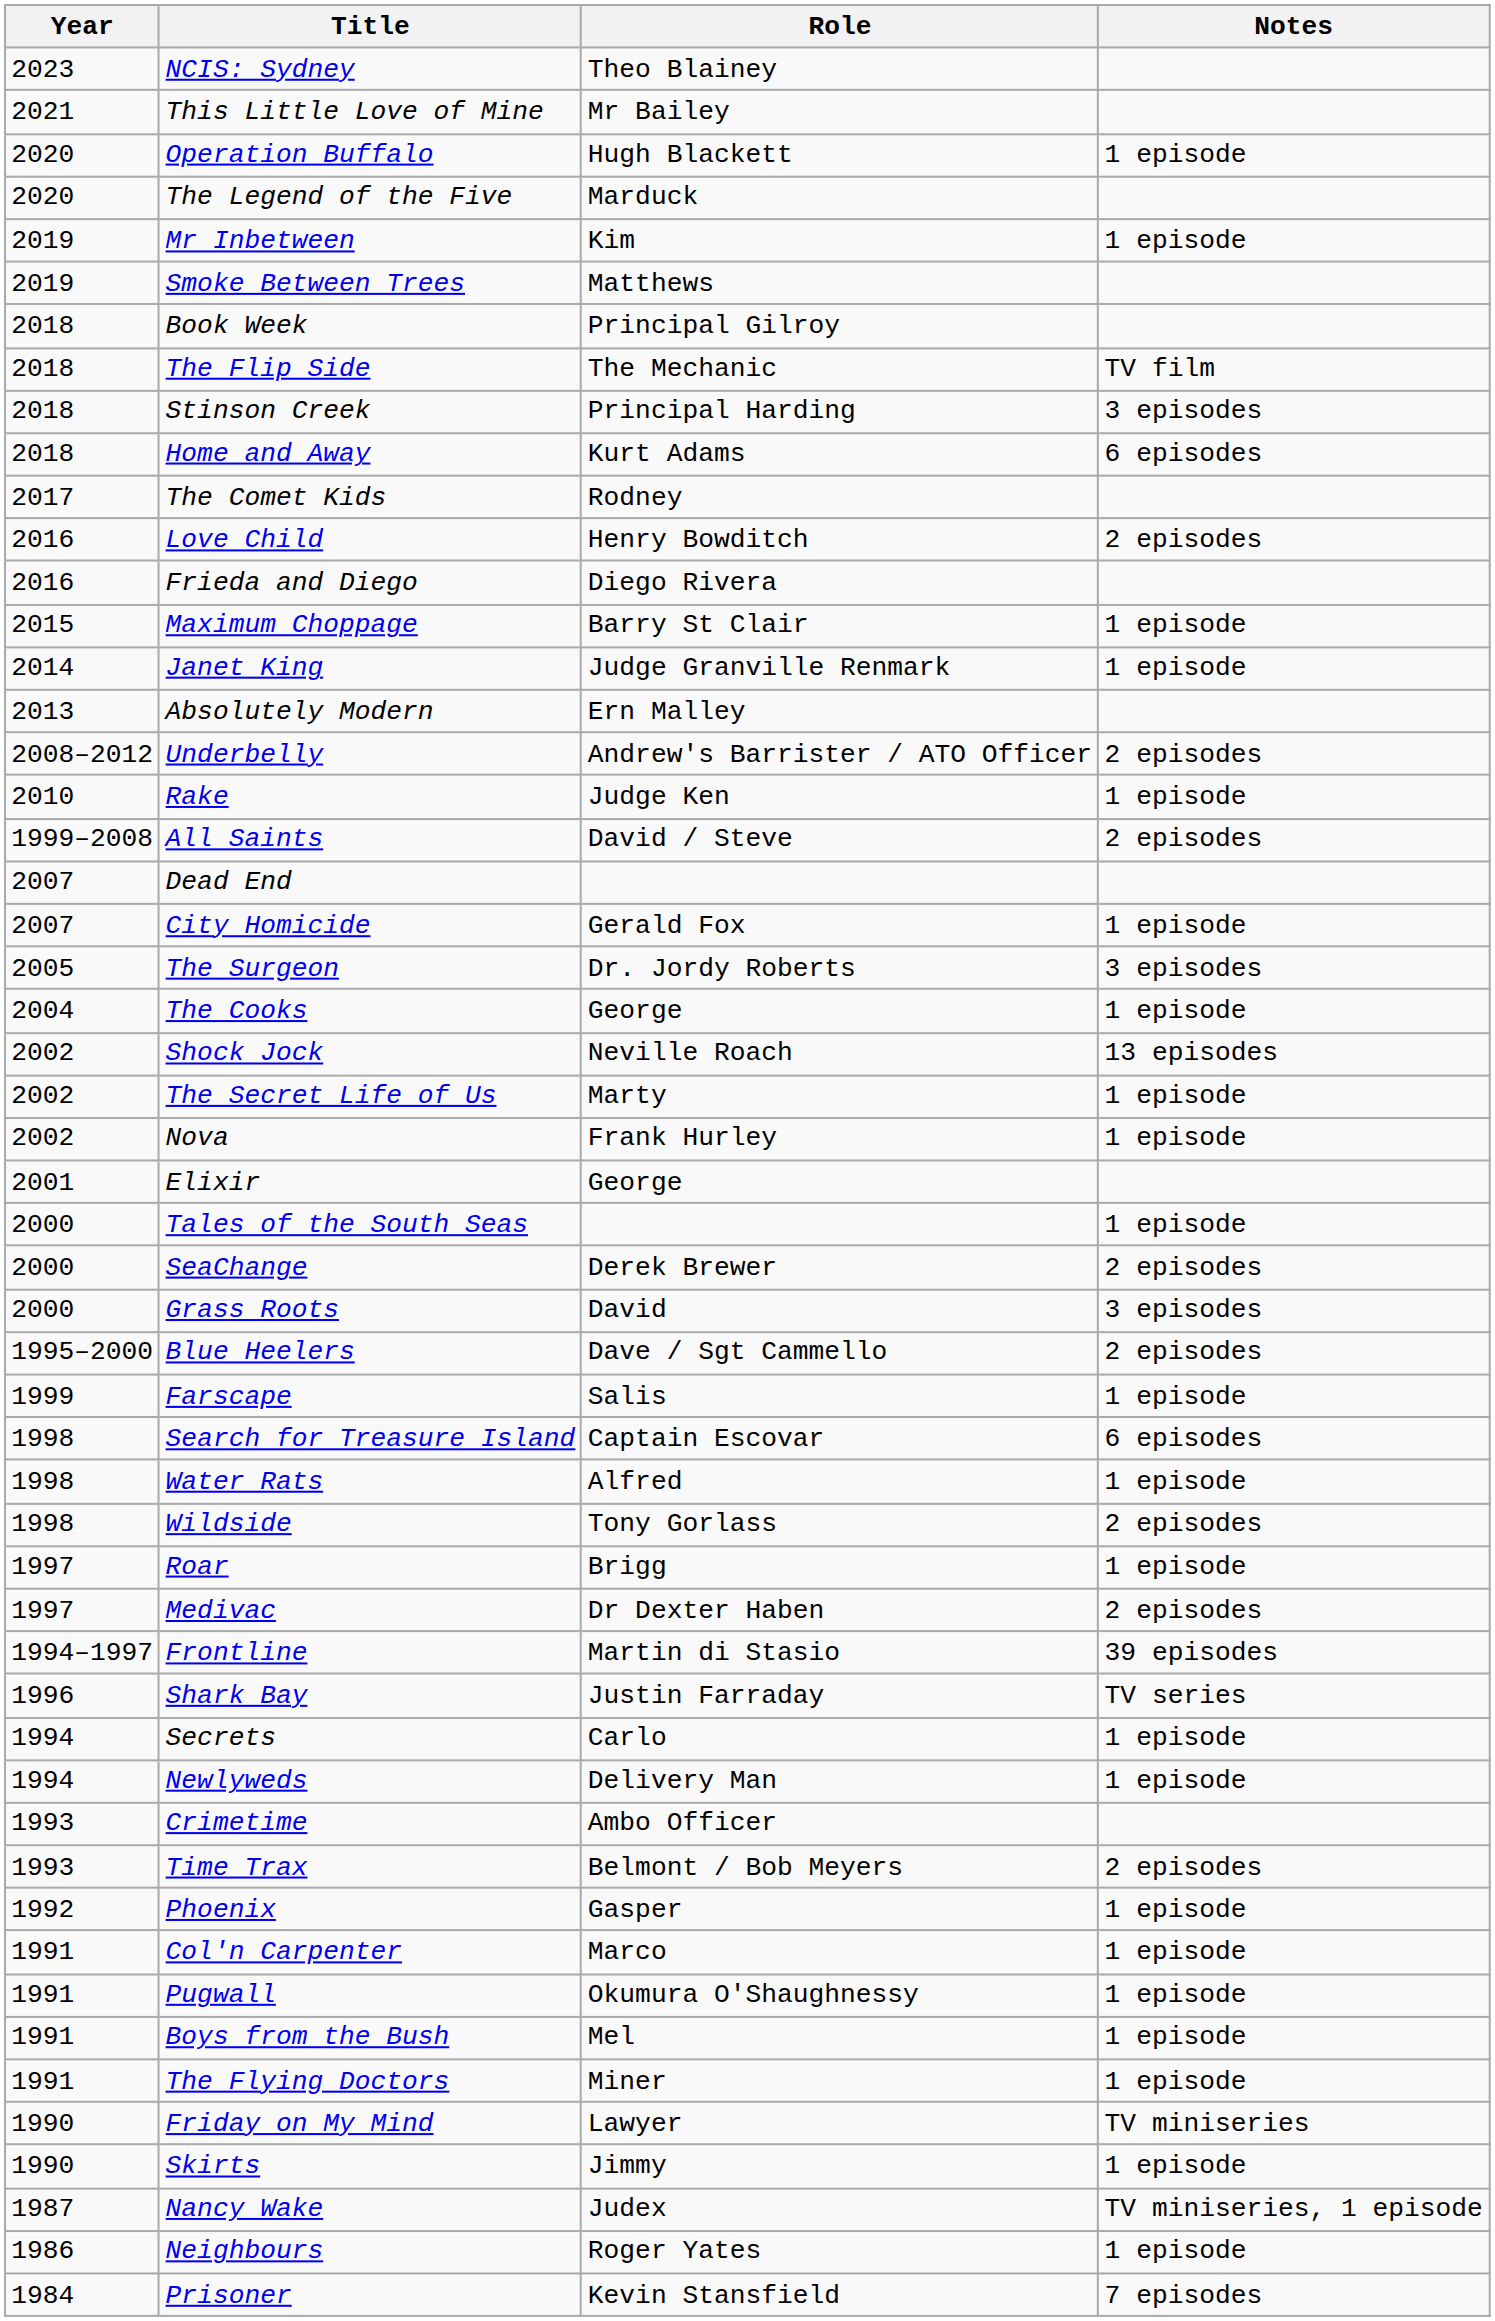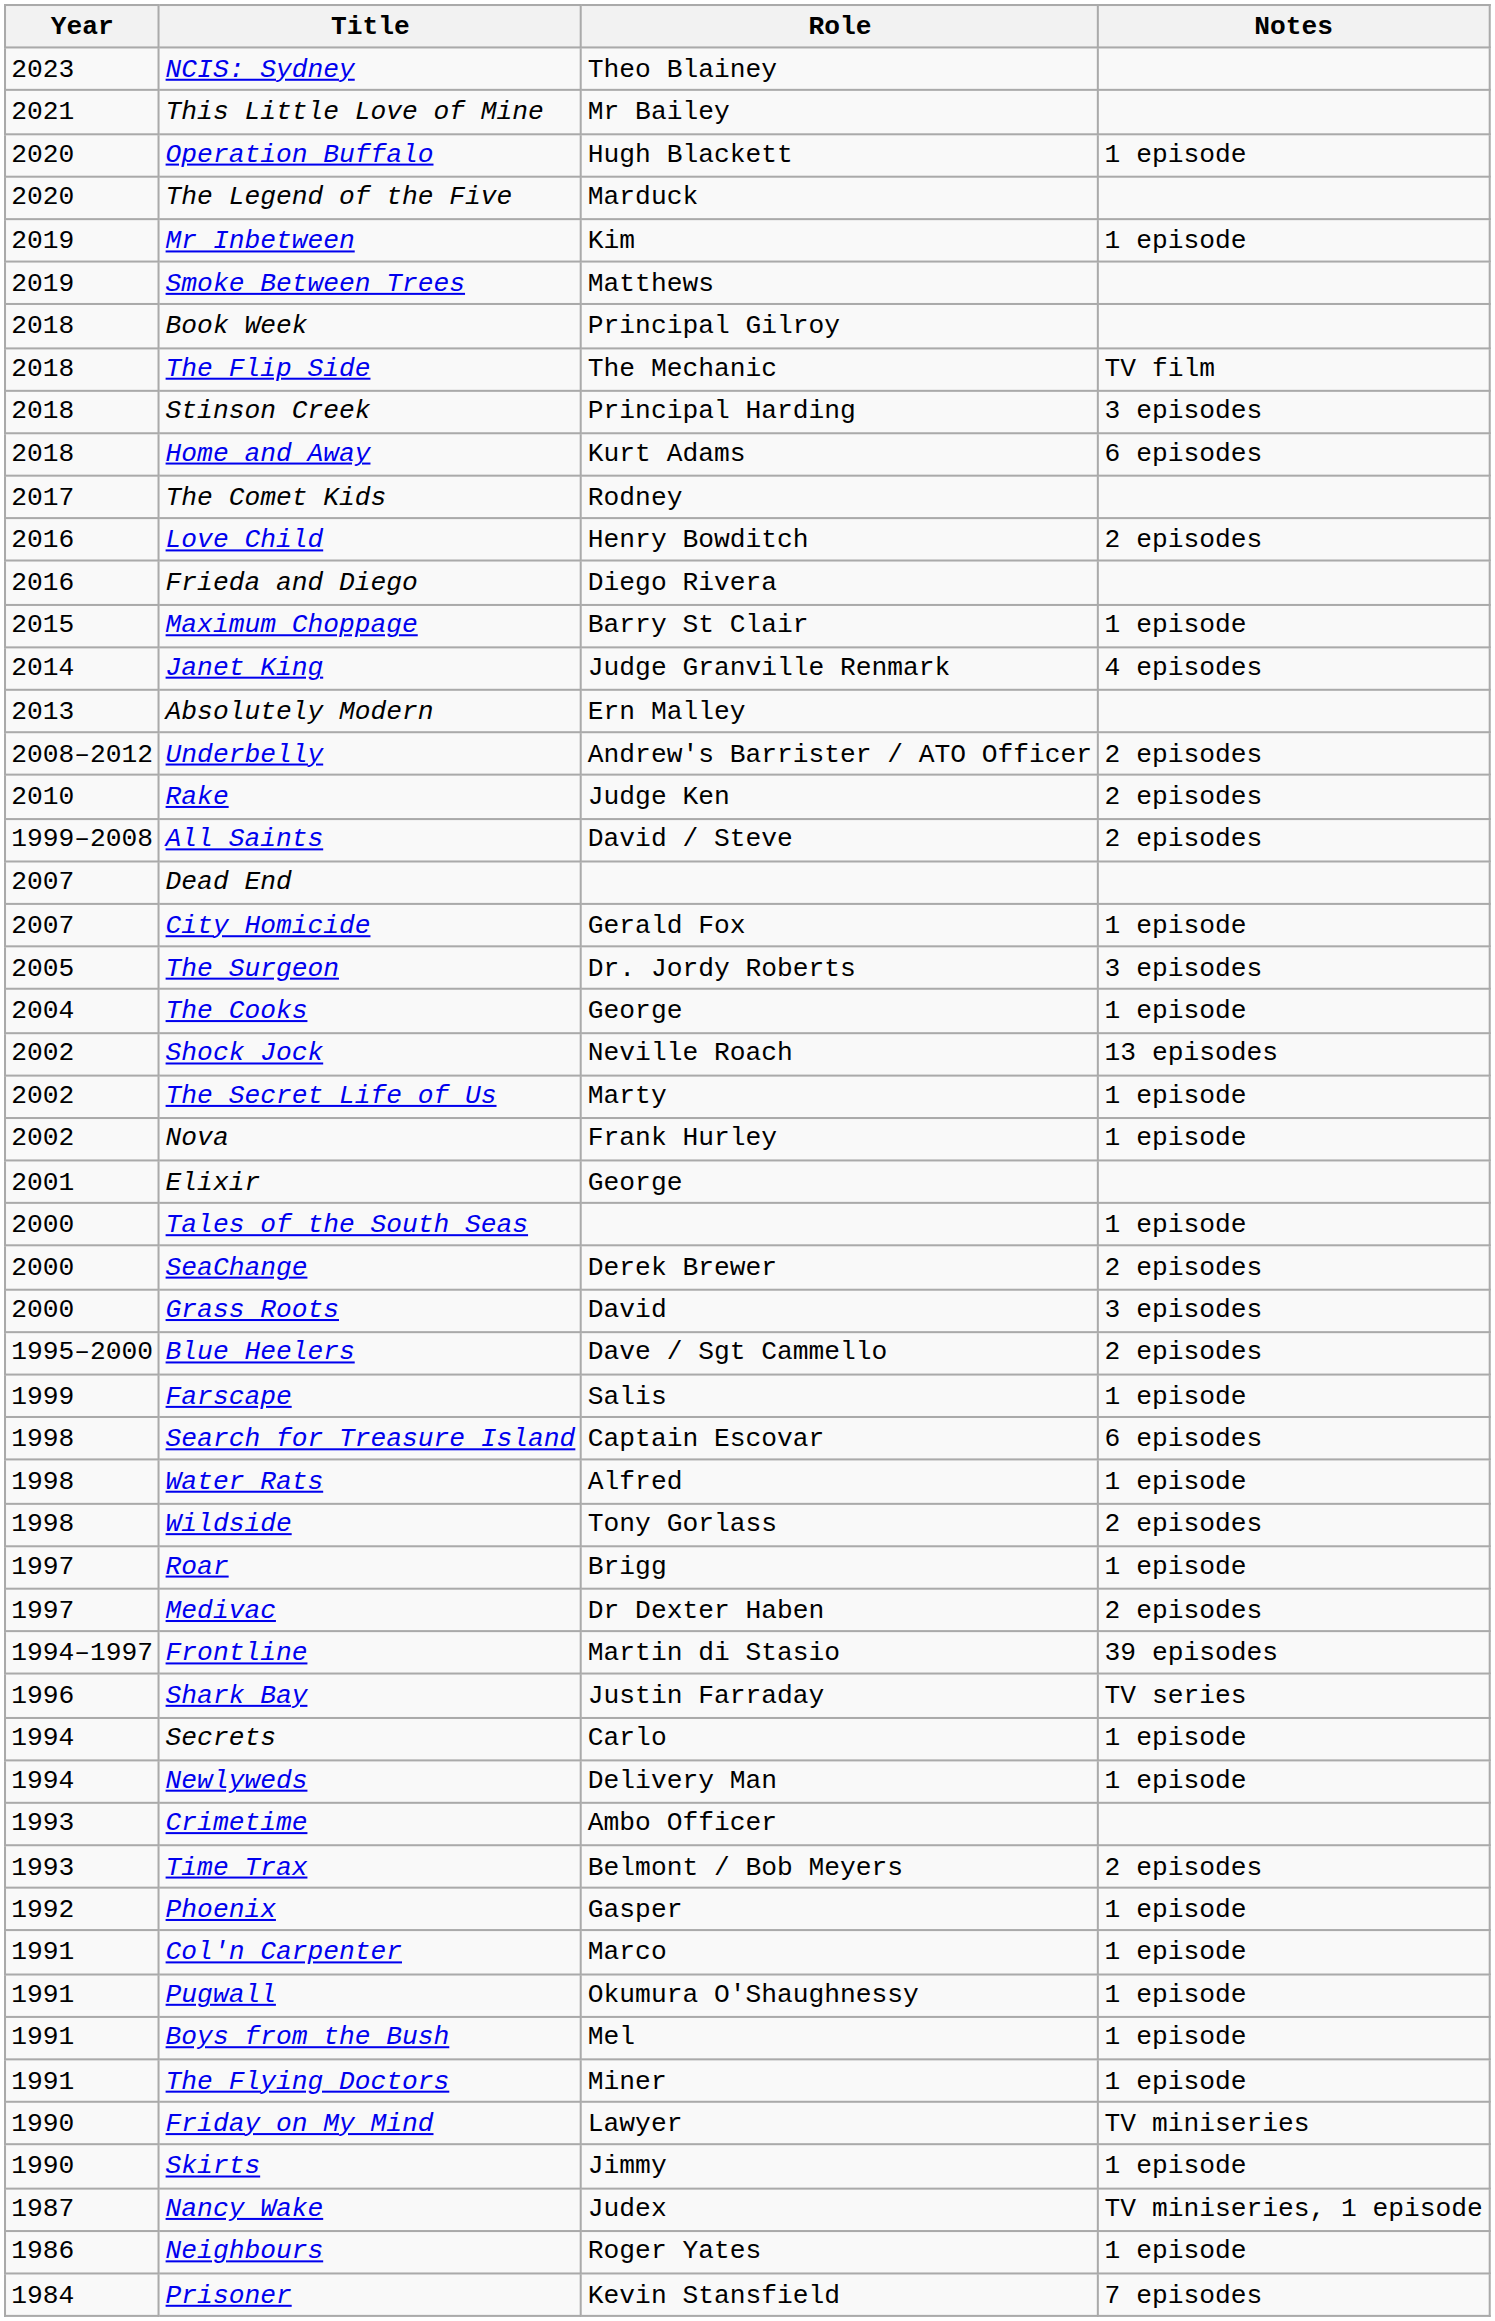(1176, 668) 1 episode -> (1183, 668) 4 episodes
(1176, 797) 1 episode -> (1183, 797) 2 episodes
